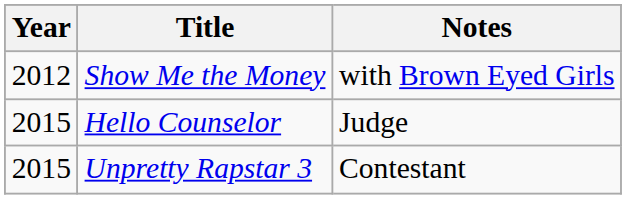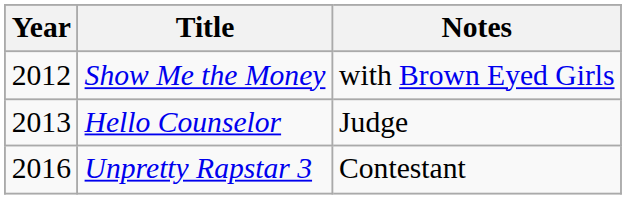(41, 121) 2015 -> (41, 121) 2013
(41, 168) 2015 -> (41, 168) 2016
